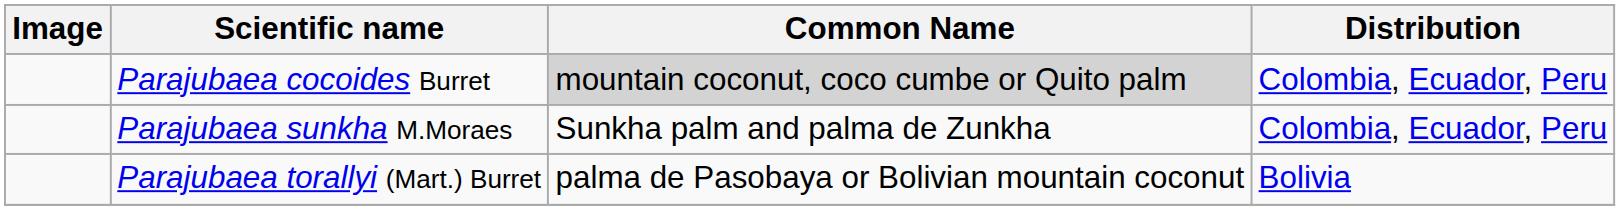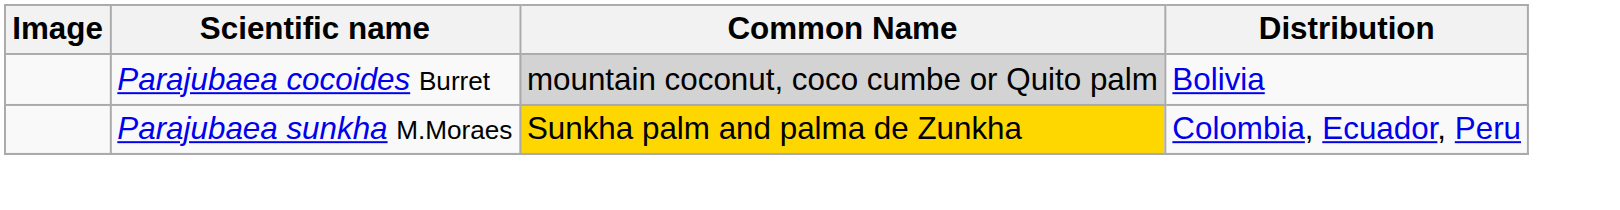(1433, 79) Colombia, Ecuador, Peru -> (1219, 79) Bolivia
(803, 128) no background -> (774, 128) gold background
- row: (329, 178)
